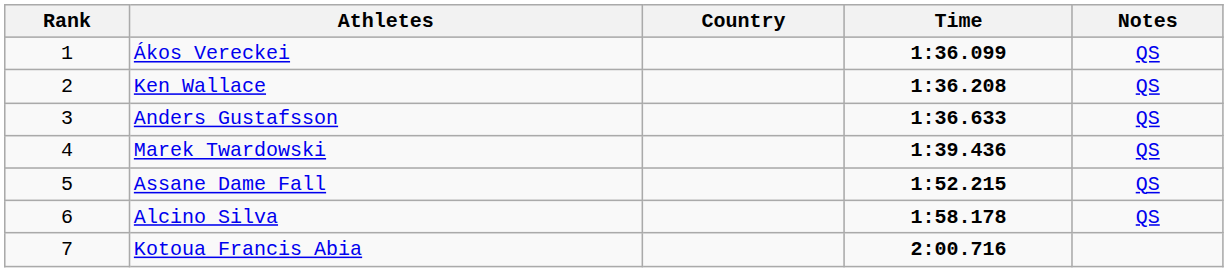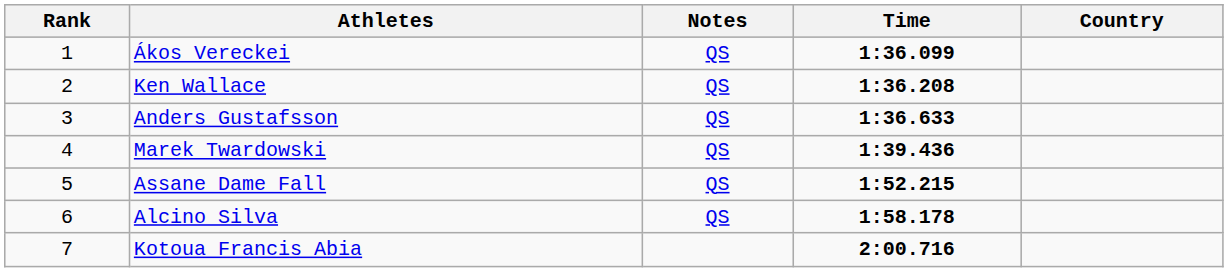columns swapped: (743, 21) <-> (1148, 21)
